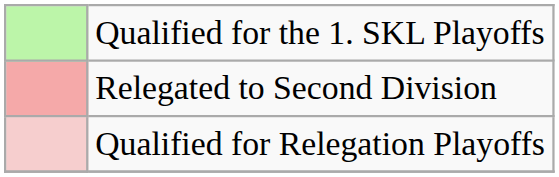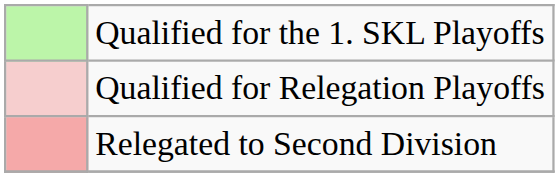rows swapped: (320, 143) <-> (296, 88)
